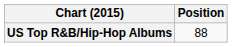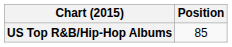(201, 32) 88 -> (201, 32) 85
